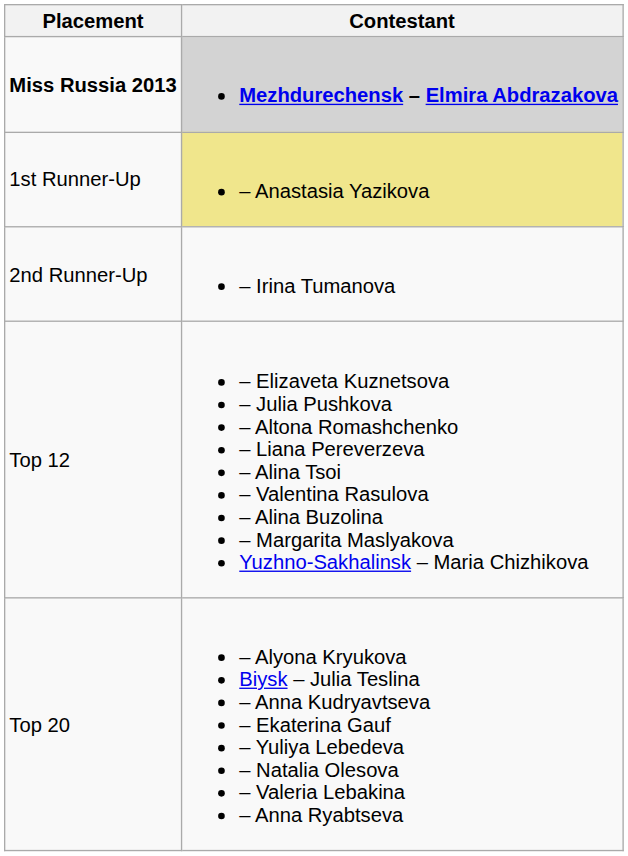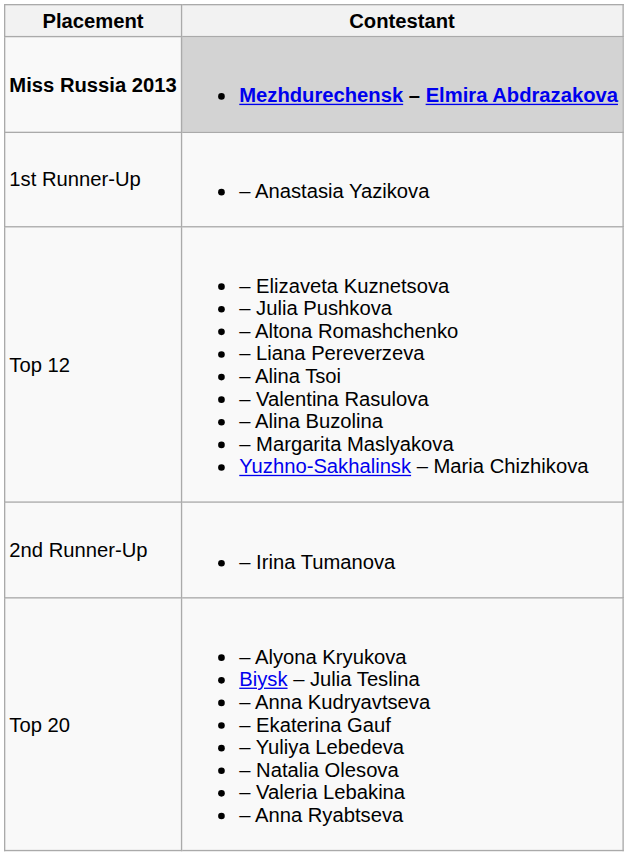(402, 191) khaki background -> (402, 191) no background
rows swapped: (78, 274) <-> (40, 460)
